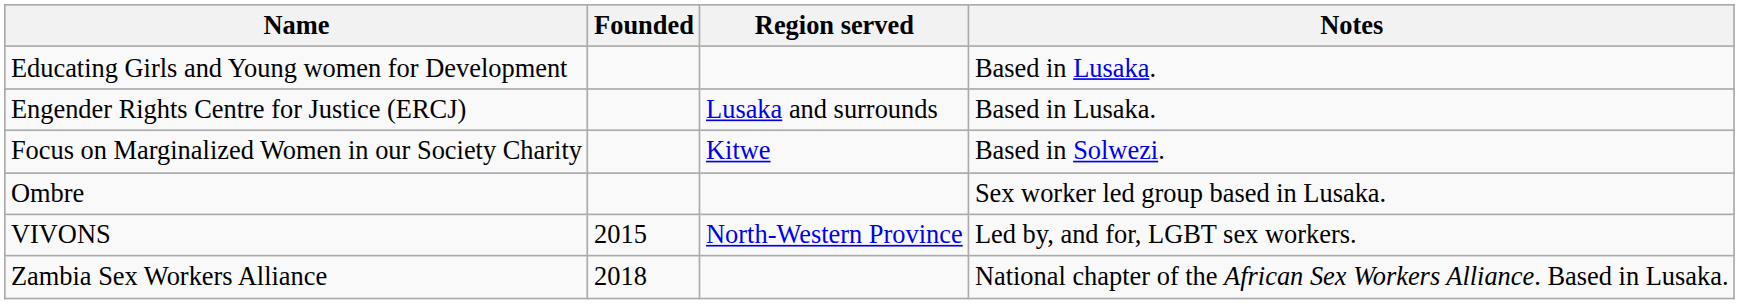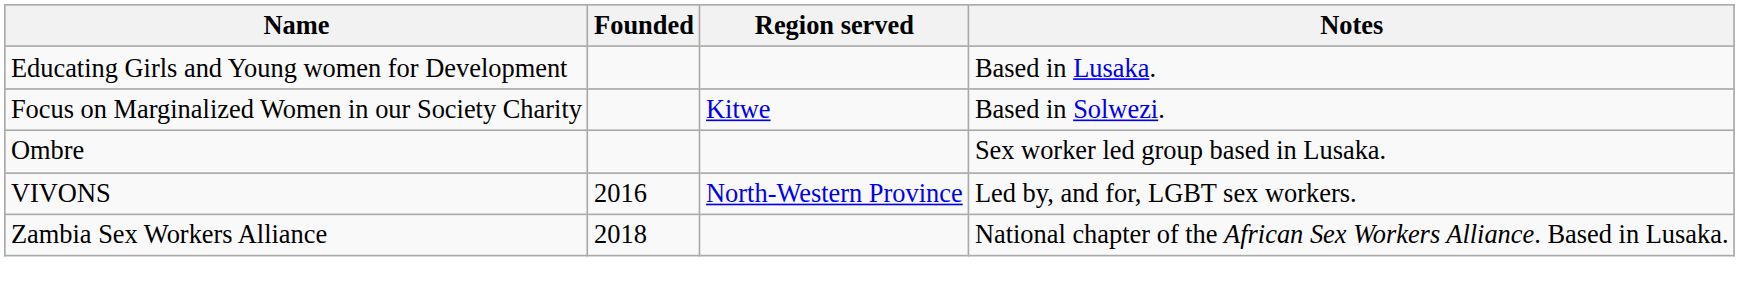- row: (239, 109)
(621, 234) 2015 -> (621, 192) 2016
